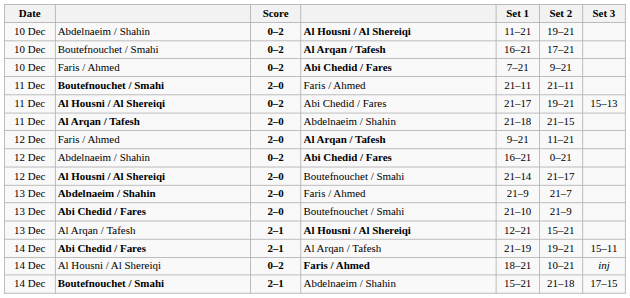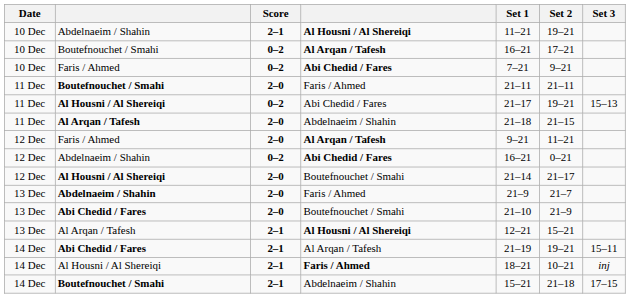(276, 31) 0–2 -> (276, 31) 2–1
(276, 266) 0–2 -> (276, 266) 2–1
